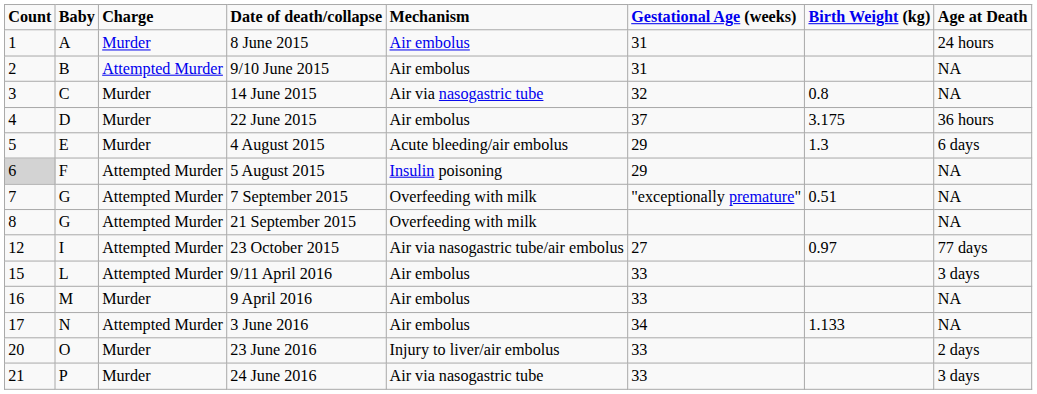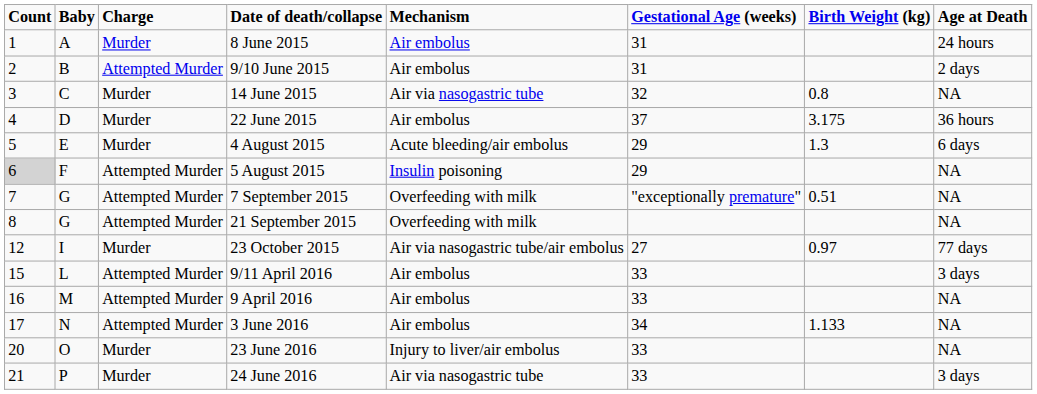(949, 68) NA -> (959, 68) 2 days
(163, 247) Attempted Murder -> (126, 247) Murder
(126, 299) Murder -> (163, 299) Attempted Murder
(959, 350) 2 days -> (949, 350) NA
